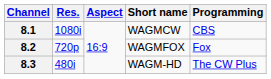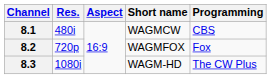(68, 30) 1080i -> (65, 30) 480i
(65, 64) 480i -> (68, 64) 1080i
